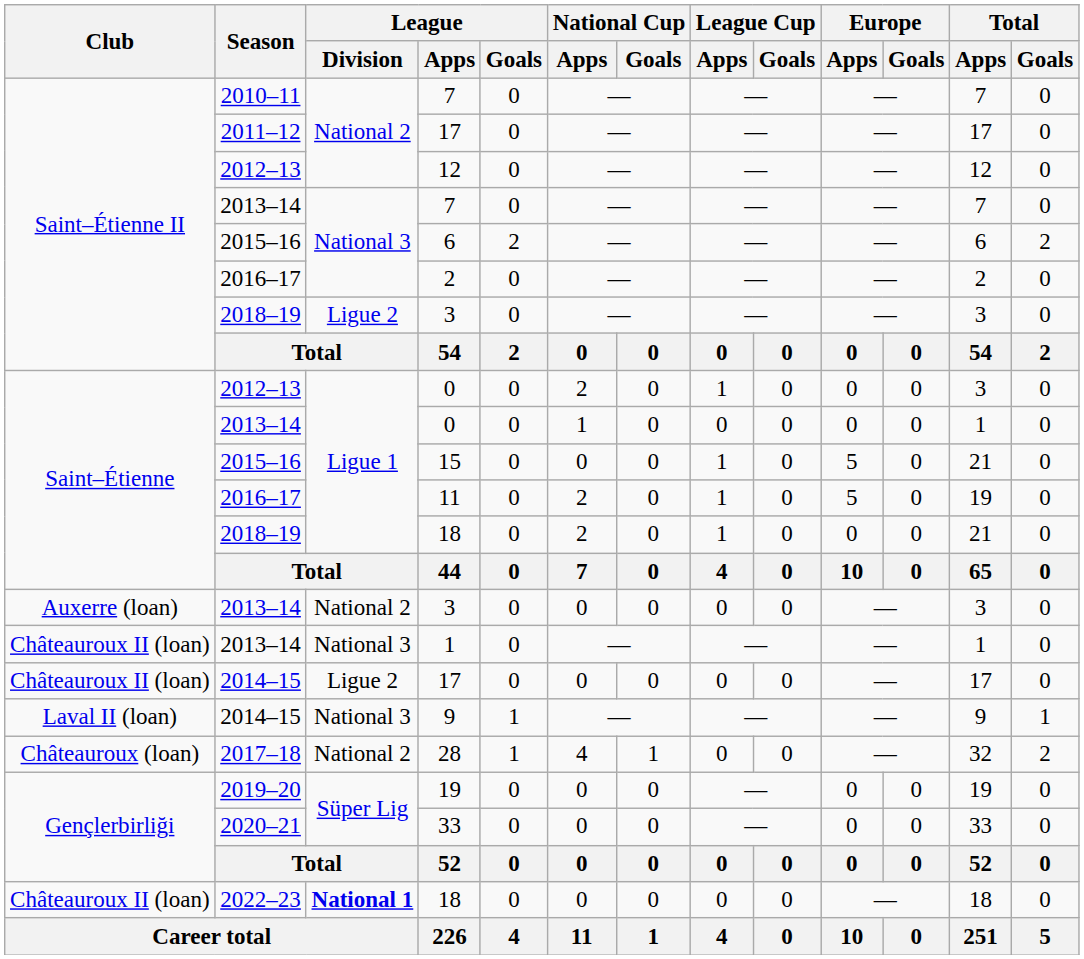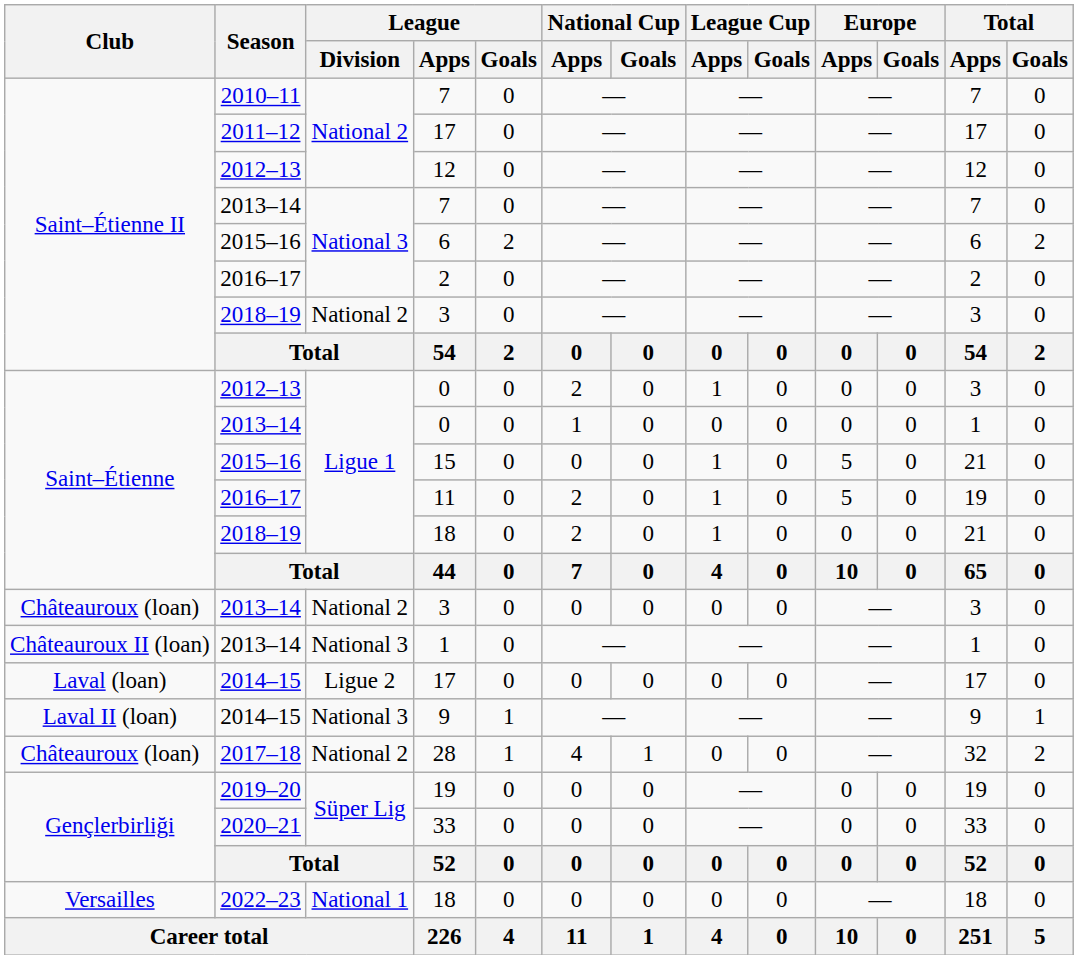(362, 315) Ligue 2 -> (360, 315) National 2
(110, 607) Auxerre (loan) -> (110, 607) Châteauroux (loan)
(110, 680) Châteauroux II (loan) -> (110, 680) Laval (loan)
(110, 899) Châteauroux II (loan) -> (110, 899) Versailles
(362, 899) bold -> (360, 899) normal
